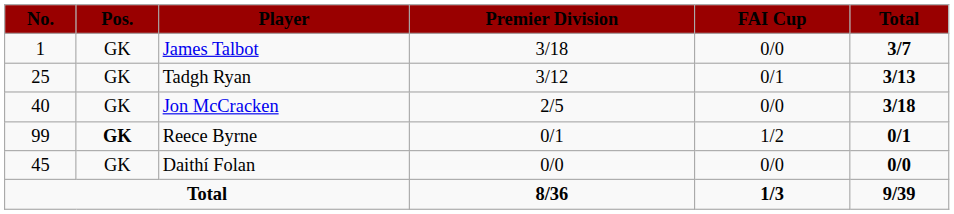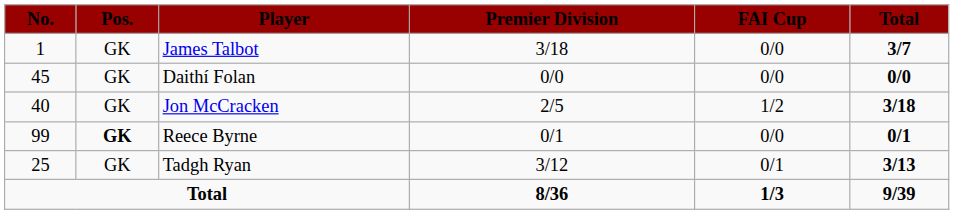rows swapped: (207, 77) <-> (209, 164)
(772, 106) 0/0 -> (772, 106) 1/2
(772, 135) 1/2 -> (772, 135) 0/0
